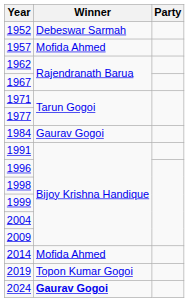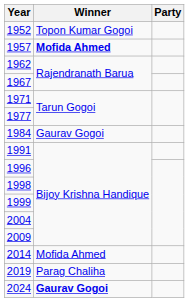(81, 30) Debeswar Sarmah -> (84, 30) Topon Kumar Gogoi
(71, 47) normal -> (73, 47) bold
(84, 271) Topon Kumar Gogoi -> (71, 271) Parag Chaliha
